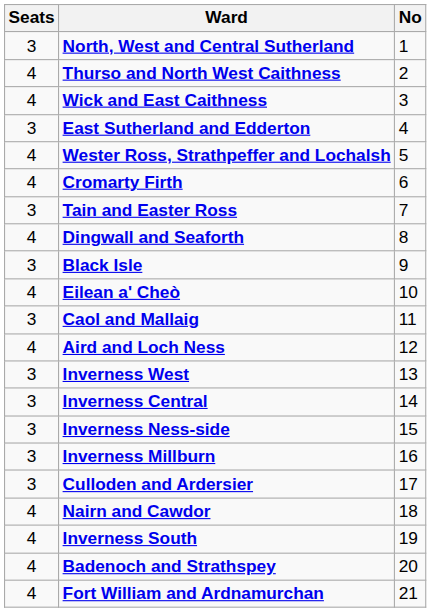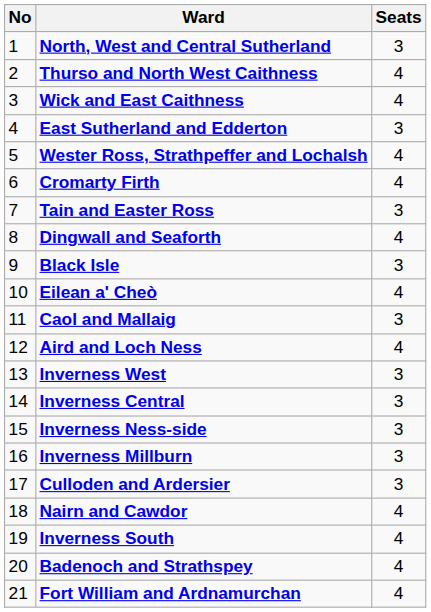columns swapped: (410, 18) <-> (32, 18)
